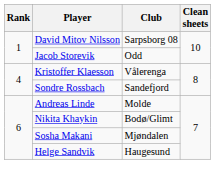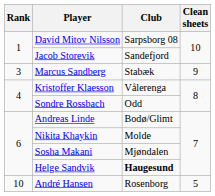(133, 55) Odd -> (147, 55) Sandefjord
+ row: (70, 71)
(147, 87) Sandefjord -> (133, 103) Odd
(138, 103) Molde -> (149, 119) Bodø/Glimt
(149, 119) Bodø/Glimt -> (138, 135) Molde
(147, 151) normal -> (149, 167) bold
+ row: (64, 183)
